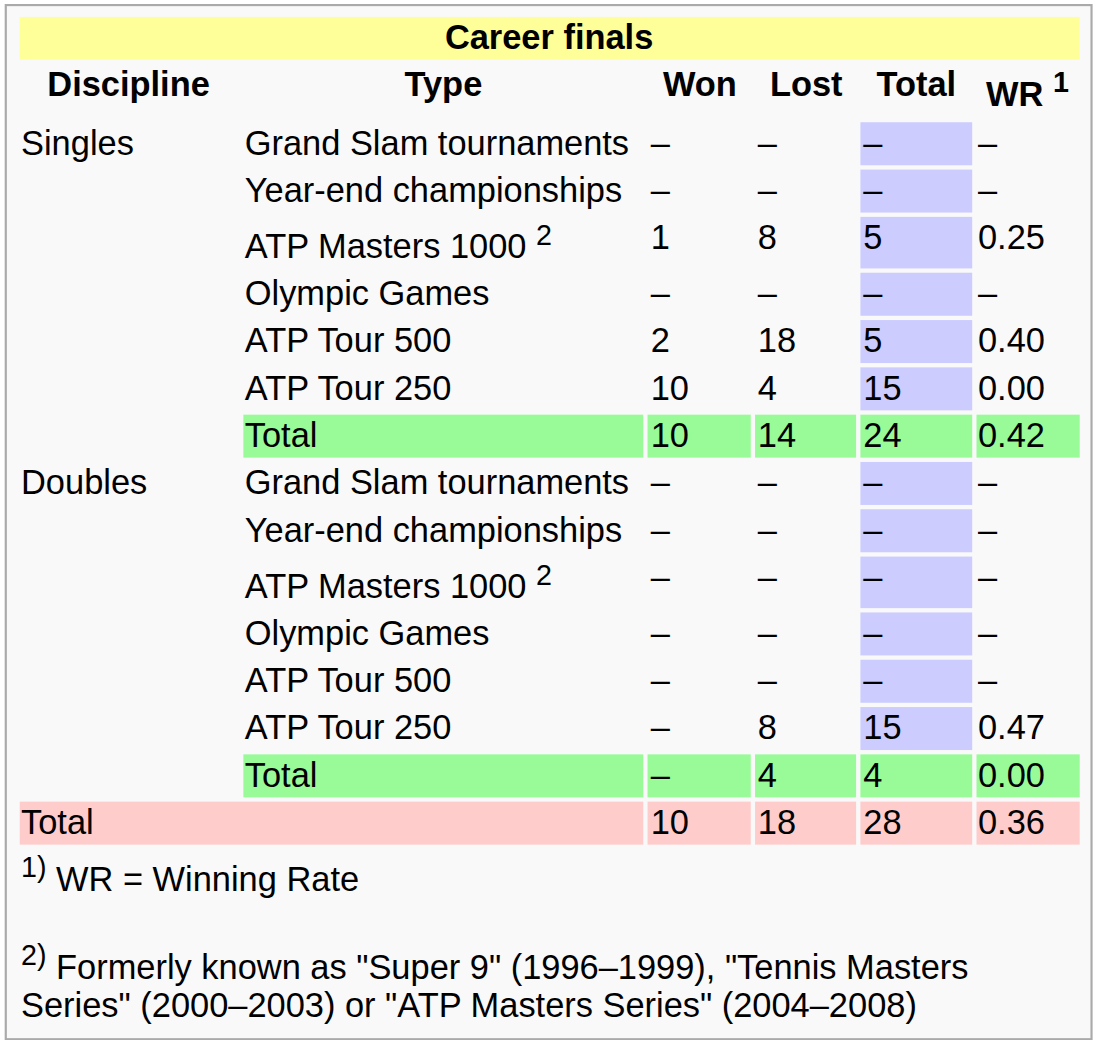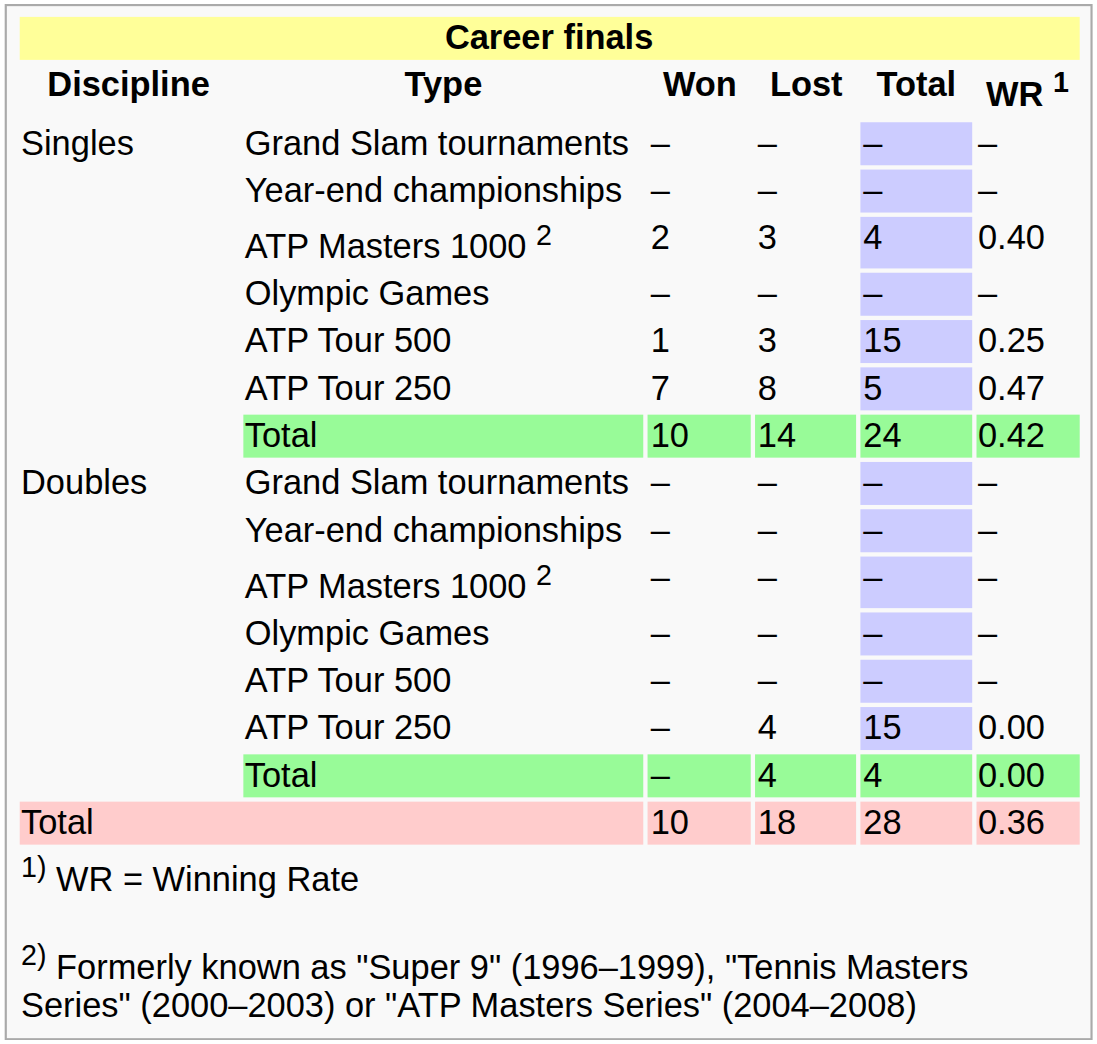(660, 236) 1 -> (660, 236) 2
(767, 236) 8 -> (767, 236) 3
(873, 236) 5 -> (873, 236) 4
(1011, 236) 0.25 -> (1011, 236) 0.40
(660, 340) 2 -> (660, 340) 1
(777, 340) 18 -> (767, 340) 3
(873, 340) 5 -> (882, 340) 15
(1011, 340) 0.40 -> (1011, 340) 0.25
(670, 387) 10 -> (660, 387) 7
(767, 387) 4 -> (767, 387) 8
(882, 387) 15 -> (873, 387) 5
(1011, 387) 0.00 -> (1011, 387) 0.47
(767, 728) 8 -> (767, 728) 4
(1011, 728) 0.47 -> (1011, 728) 0.00
